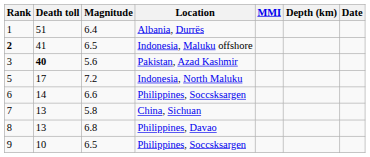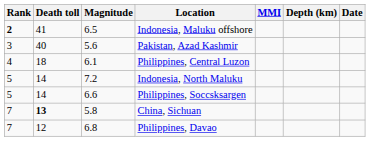- row: (91, 29)
(41, 62) bold -> (41, 45) normal
+ row: (91, 62)
(41, 78) 17 -> (41, 78) 14
(9, 95) 6 -> (9, 95) 5
(41, 111) normal -> (41, 111) bold
(9, 128) 8 -> (9, 128) 7
(41, 128) 13 -> (41, 128) 12
- row: (91, 144)
